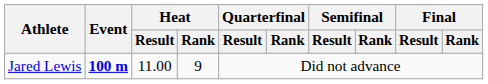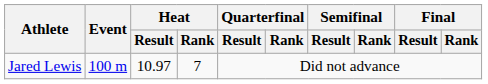(108, 66) bold -> (108, 66) normal
(155, 66) 11.00 -> (154, 66) 10.97
(198, 66) 9 -> (197, 66) 7
